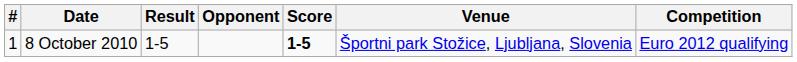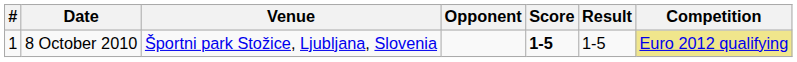columns swapped: (486, 17) <-> (170, 17)
(714, 43) no background -> (714, 43) khaki background
